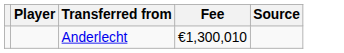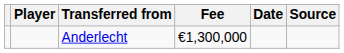+ column: (268, 15)
(213, 37) €1,300,010 -> (213, 37) €1,300,000
